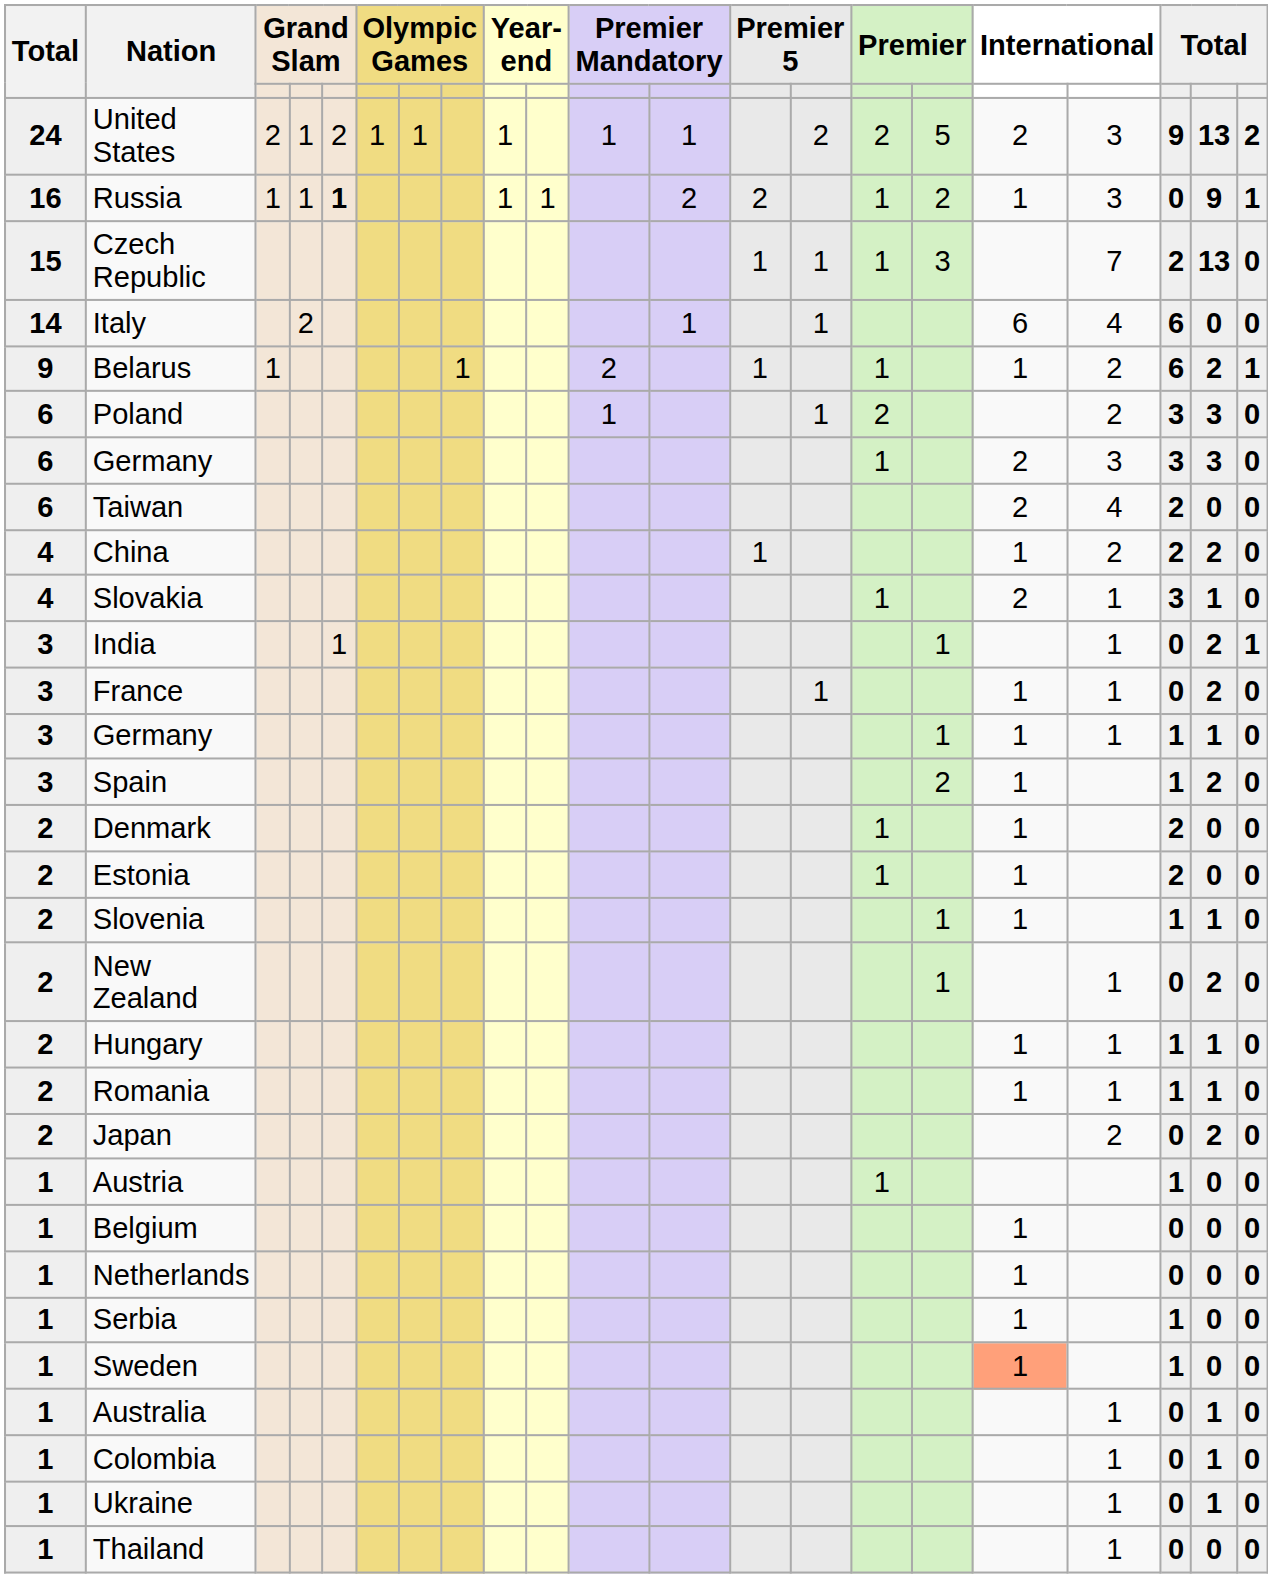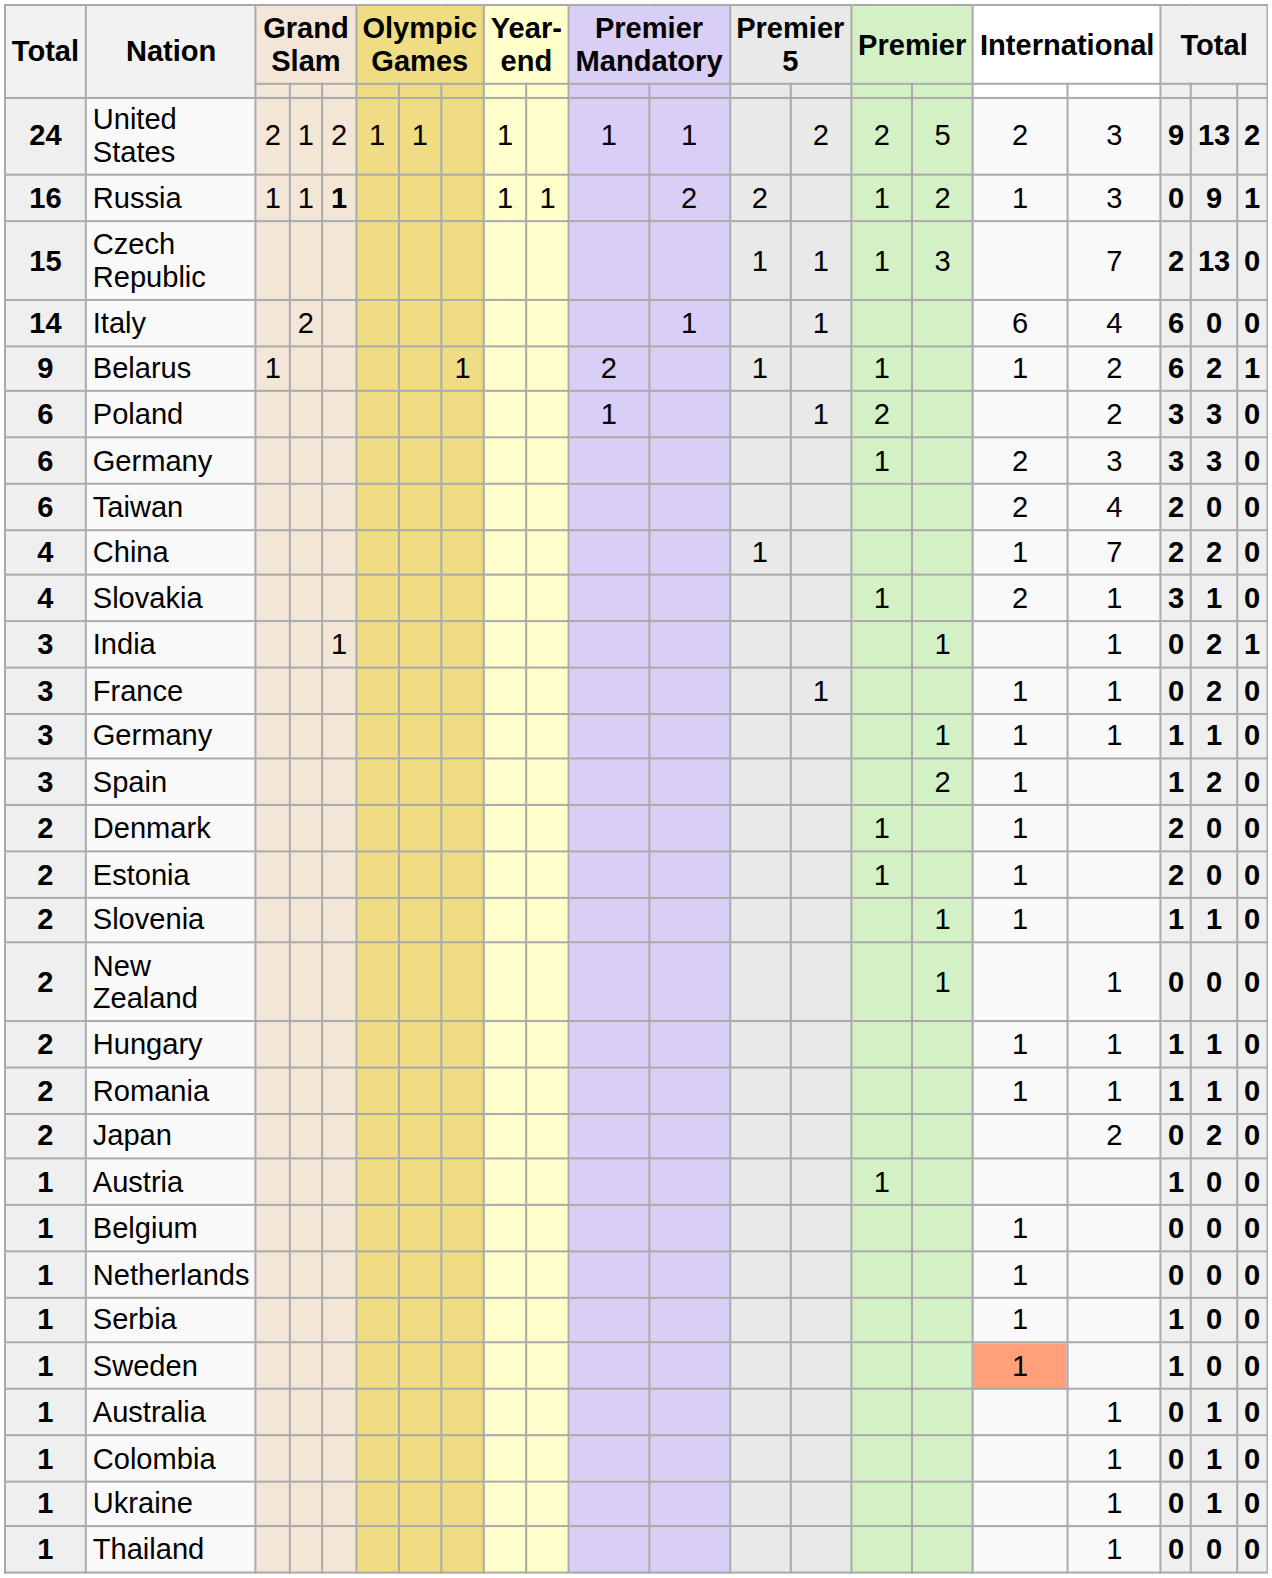(1114, 553) 2 -> (1114, 553) 7
(1214, 982) 2 -> (1214, 982) 0
